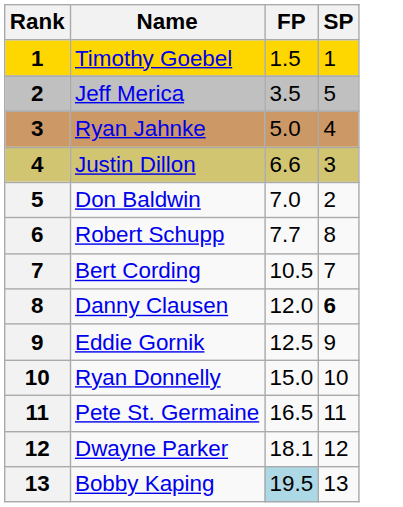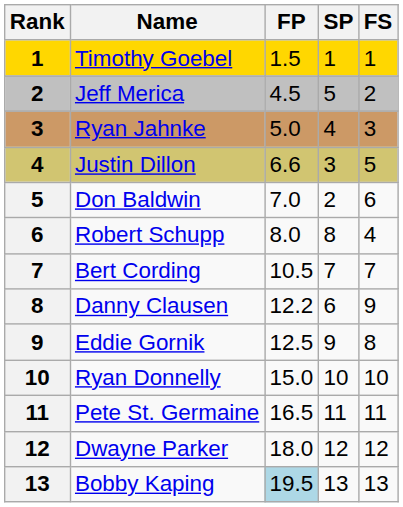+ column: (378, 22)
(285, 93) 3.5 -> (285, 93) 4.5
(285, 235) 7.7 -> (285, 235) 8.0
(291, 306) 12.0 -> (291, 306) 12.2
(330, 306) bold -> (330, 306) normal
(291, 448) 18.1 -> (291, 448) 18.0
